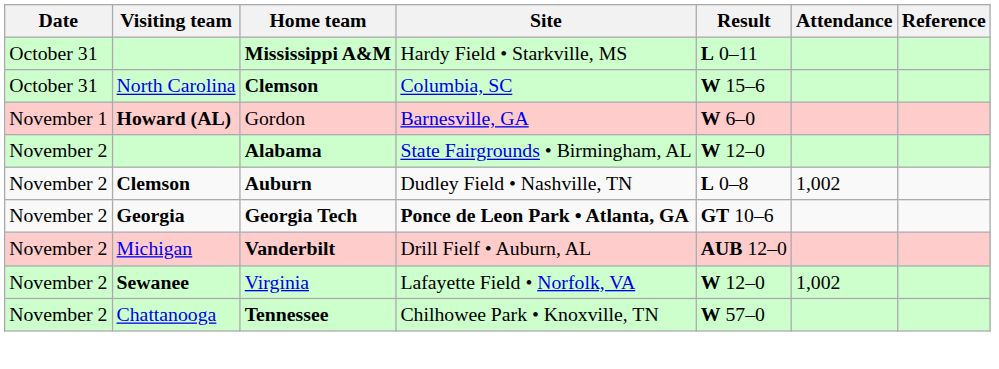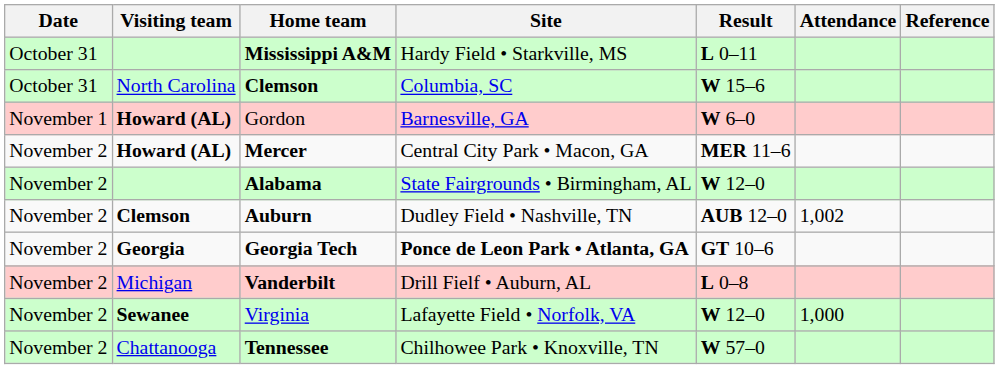+ row: (276, 151)
(725, 183) L 0–8 -> (744, 216) AUB 12–0
(744, 249) AUB 12–0 -> (725, 281) L 0–8
(818, 281) 1,002 -> (822, 314) 1,000
